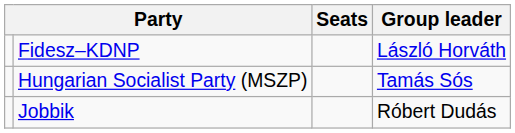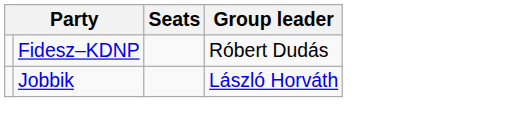(441, 50) László Horváth -> (269, 50) Róbert Dudás
- row: (163, 81)
(437, 111) Róbert Dudás -> (274, 81) László Horváth
